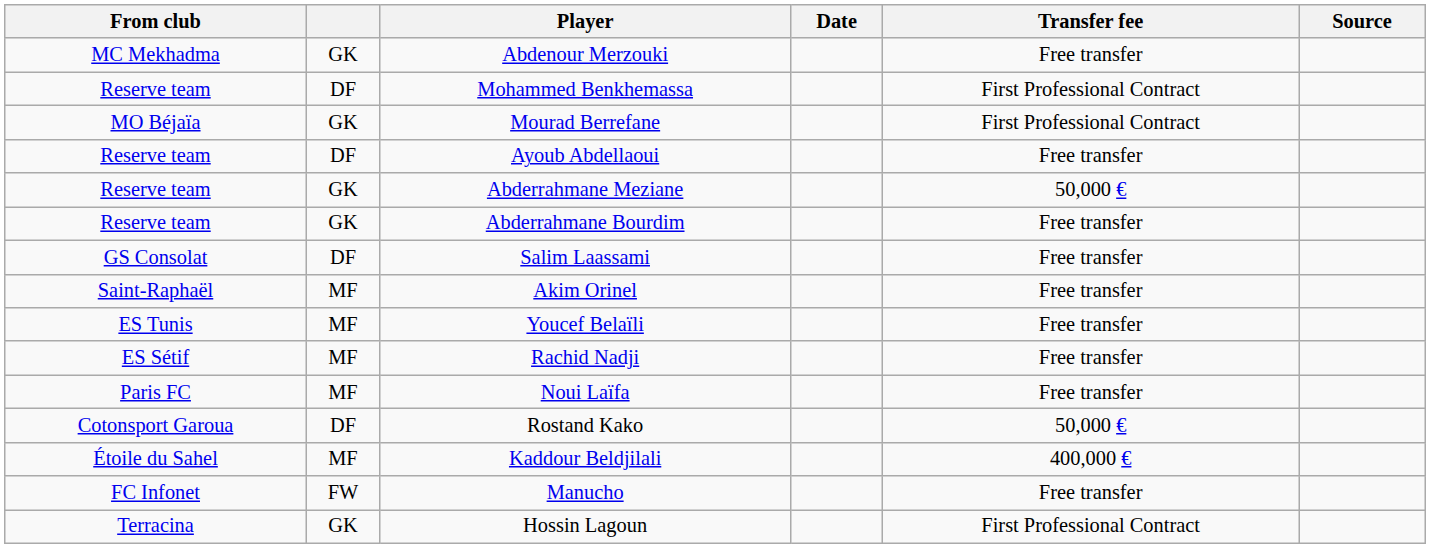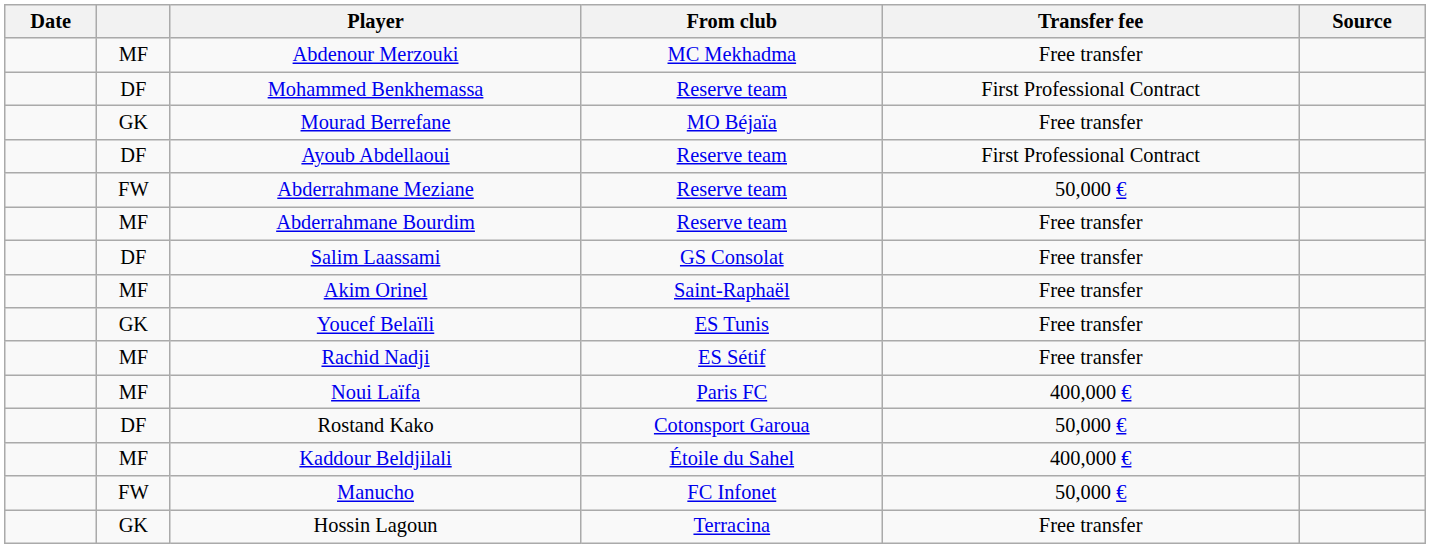columns swapped: (837, 20) <-> (156, 20)
(343, 54) GK -> (133, 54) MF
(1091, 121) First Professional Contract -> (1091, 121) Free transfer
(1091, 155) Free transfer -> (1091, 155) First Professional Contract
(343, 189) GK -> (133, 189) FW
(343, 222) GK -> (133, 222) MF
(343, 323) MF -> (133, 323) GK
(1091, 391) Free transfer -> (1091, 391) 400,000 €
(1091, 492) Free transfer -> (1091, 492) 50,000 €
(1091, 525) First Professional Contract -> (1091, 525) Free transfer
